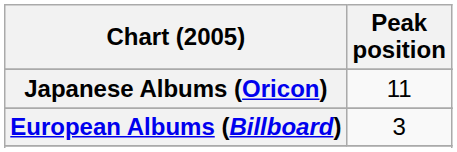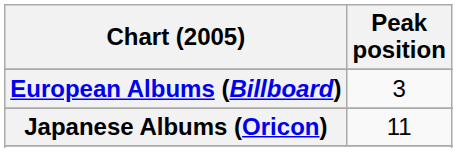rows swapped: (176, 126) <-> (176, 88)
